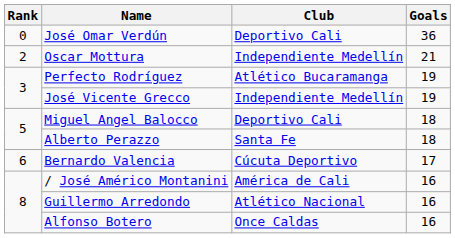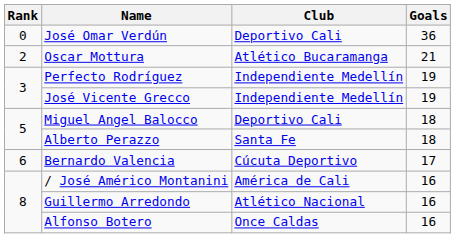(319, 56) Independiente Medellín -> (311, 56) Atlético Bucaramanga
(311, 77) Atlético Bucaramanga -> (319, 77) Independiente Medellín
